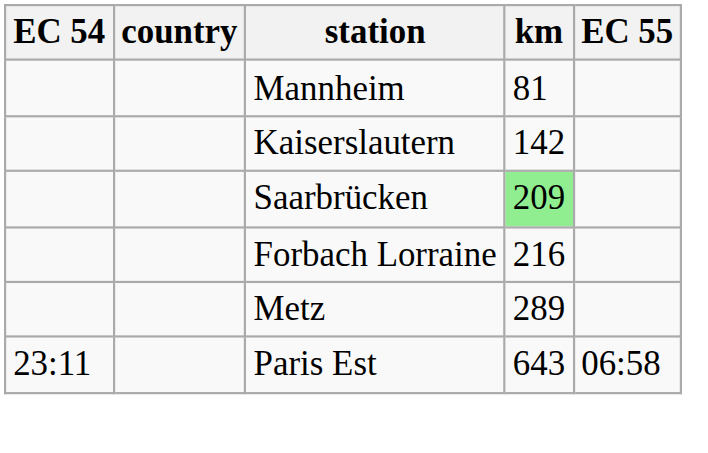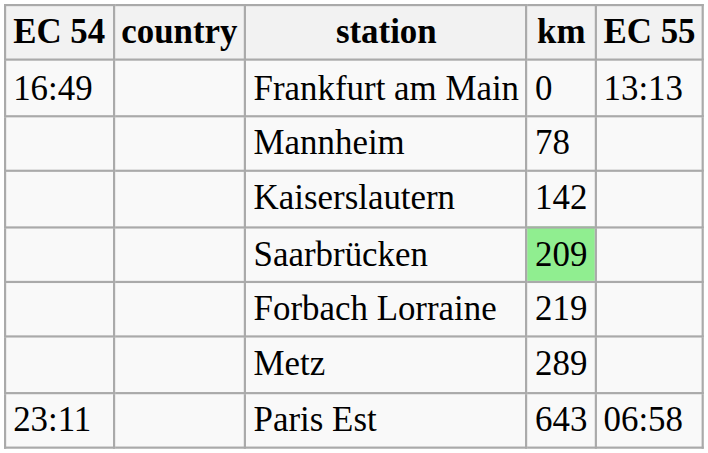+ row: (386, 87)
(530, 87) 81 -> (553, 142) 78
(539, 253) 216 -> (561, 308) 219
